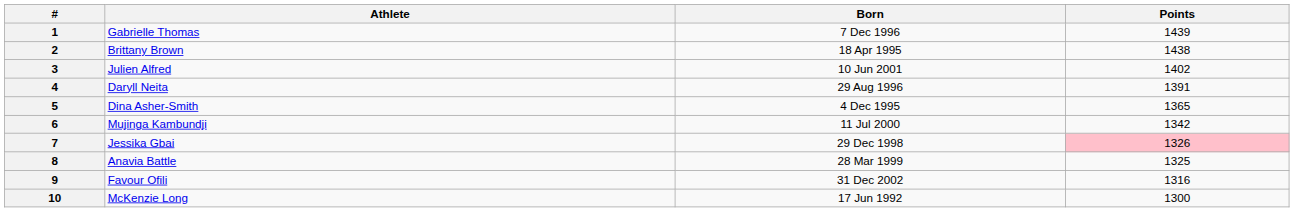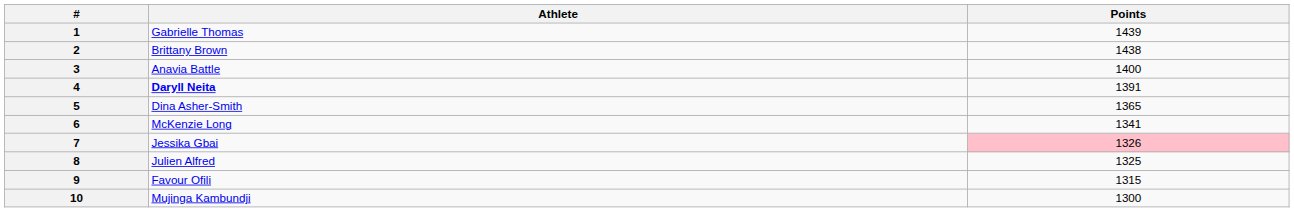- column: (870, 14)
(139, 69) Julien Alfred -> (186, 69) Anavia Battle
(1177, 69) 1402 -> (1128, 69) 1400
(138, 88) normal -> (184, 88) bold
(157, 125) Mujinga Kambundji -> (192, 125) McKenzie Long
(1177, 125) 1342 -> (1128, 125) 1341
(142, 161) Anavia Battle -> (183, 161) Julien Alfred
(1177, 180) 1316 -> (1128, 180) 1315
(148, 198) McKenzie Long -> (201, 198) Mujinga Kambundji
